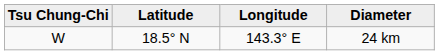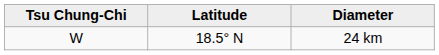- column: (273, 15)
